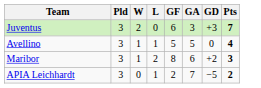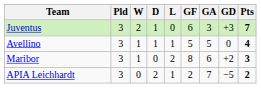+ column: (156, 12)
